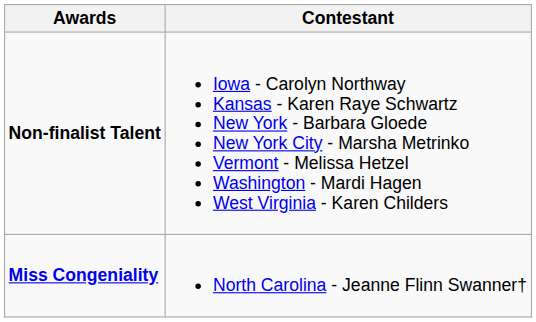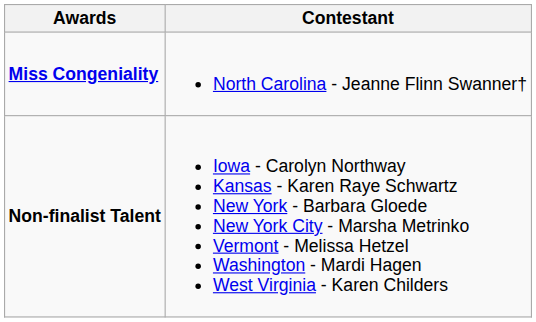rows swapped: (83, 275) <-> (85, 133)
